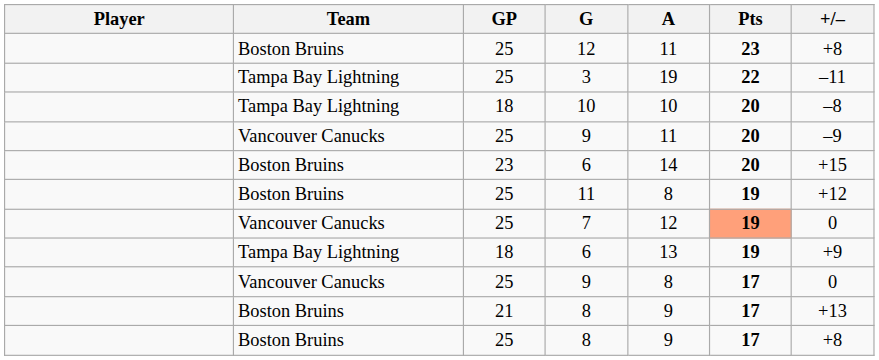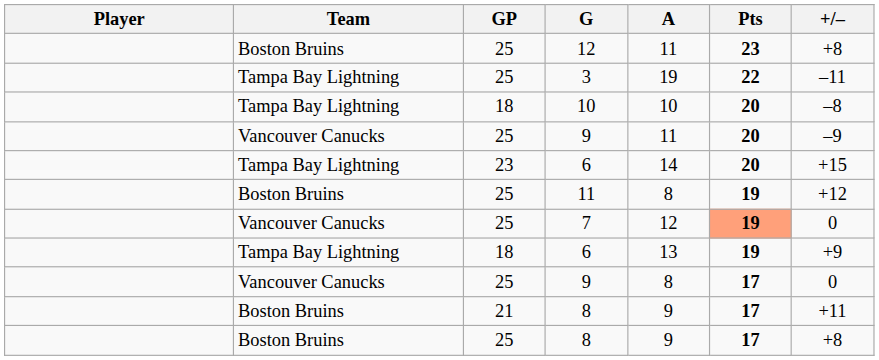(291, 164) Boston Bruins -> (319, 164) Tampa Bay Lightning
(833, 310) +13 -> (833, 310) +11
